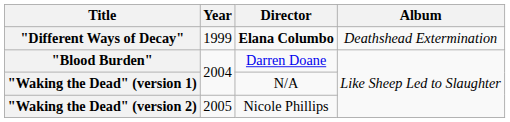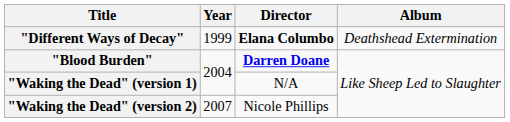(286, 60) normal -> (286, 60) bold
(218, 106) 2005 -> (218, 106) 2007
